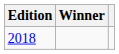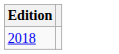- column: (82, 15)
